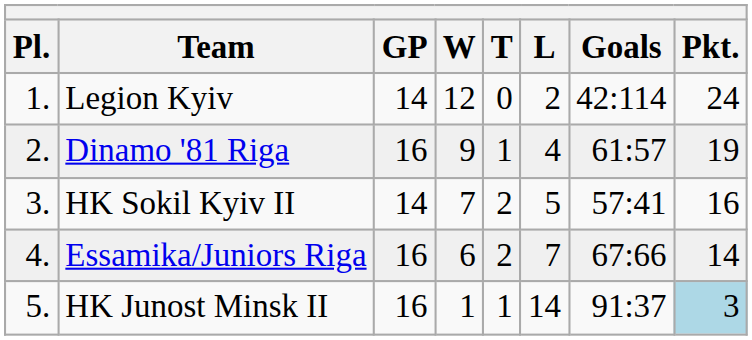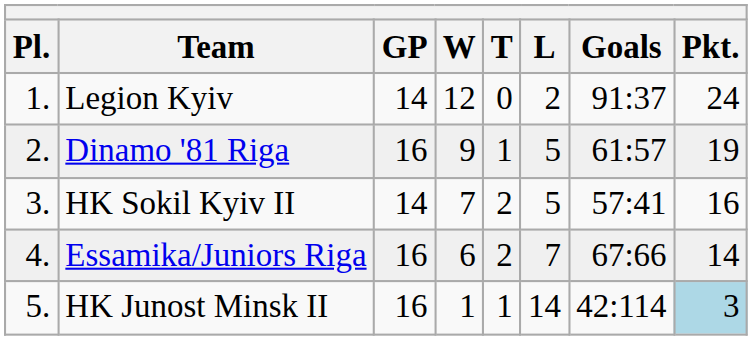(621, 98) 42:114 -> (629, 98) 91:37
(553, 150) 4 -> (553, 150) 5
(629, 307) 91:37 -> (621, 307) 42:114
